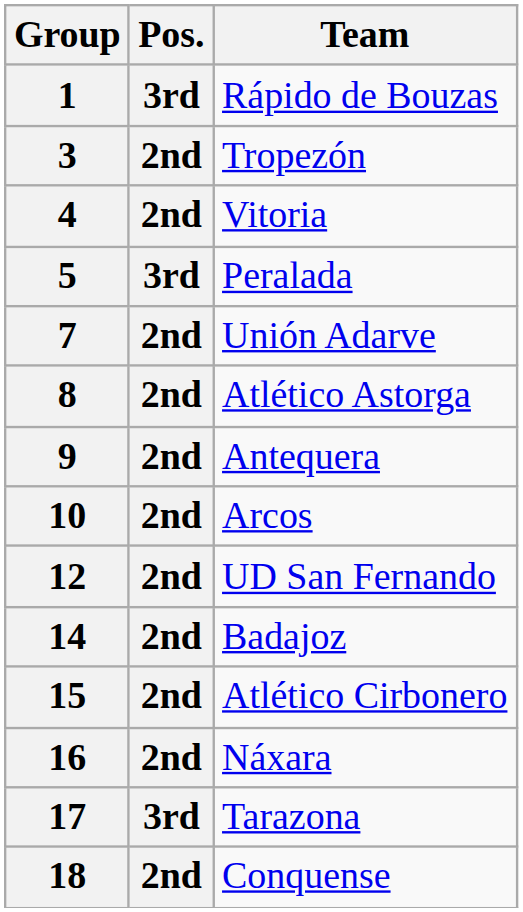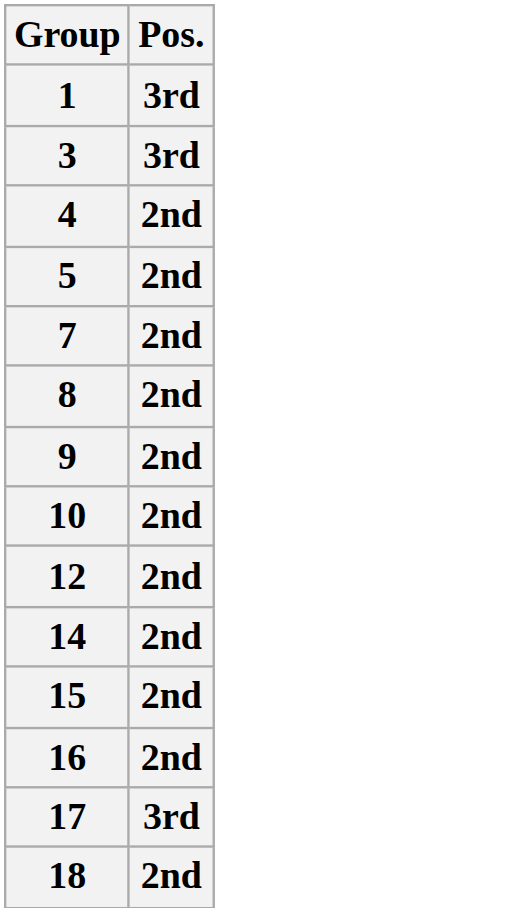- column: (365, 34)
(171, 154) 2nd -> (171, 154) 3rd
(171, 275) 3rd -> (171, 275) 2nd
